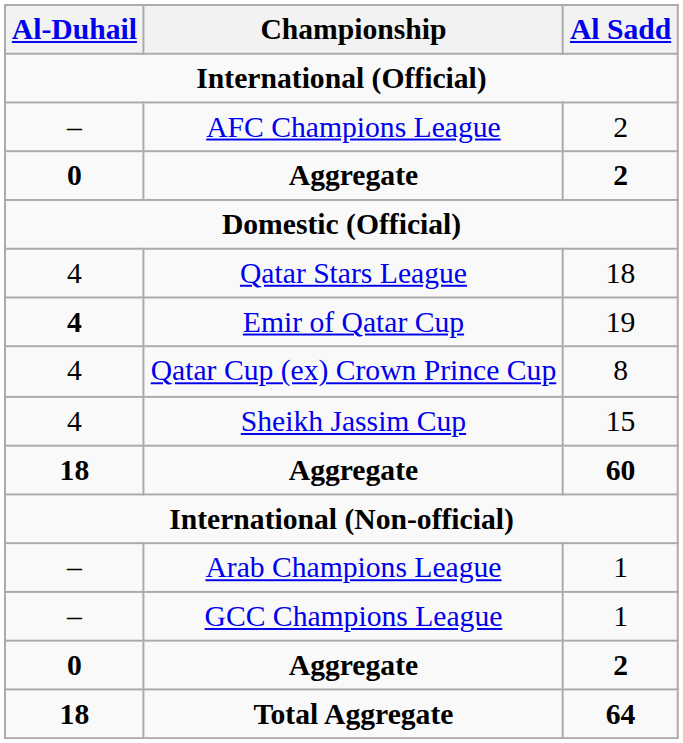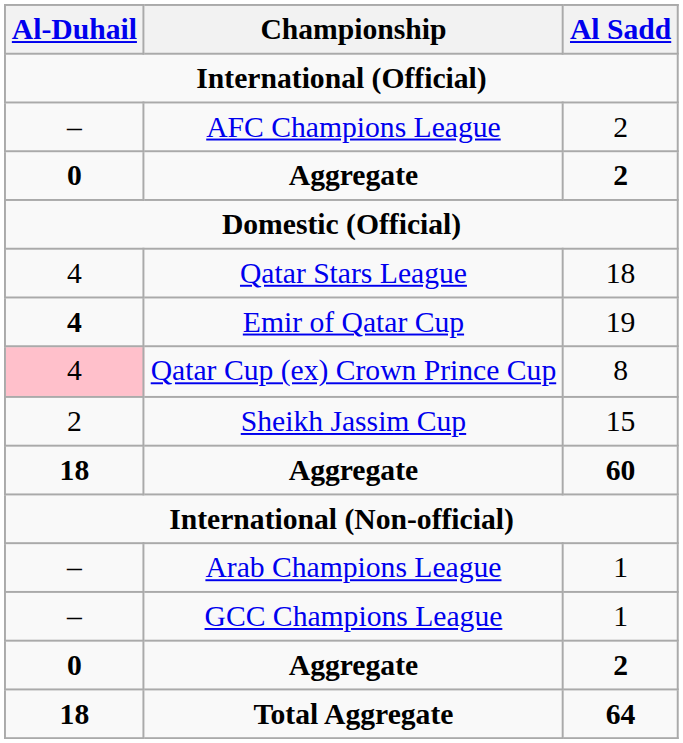(74, 371) no background -> (74, 371) pink background
(74, 420) 4 -> (74, 420) 2
